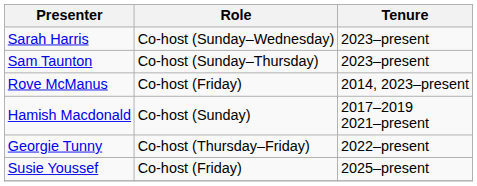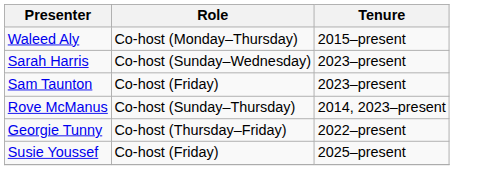+ row: (44, 38)
(228, 61) Co-host (Sunday–Thursday) -> (166, 84) Co-host (Friday)
(190, 84) Co-host (Friday) -> (205, 107) Co-host (Sunday–Thursday)
- row: (69, 115)
